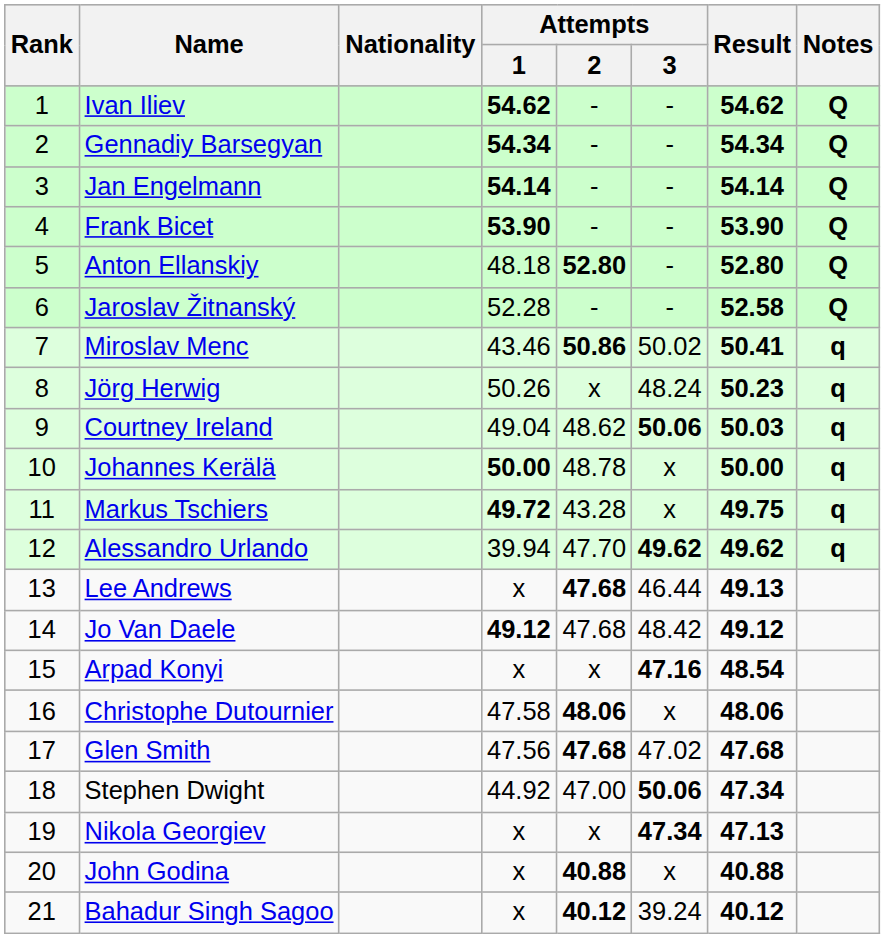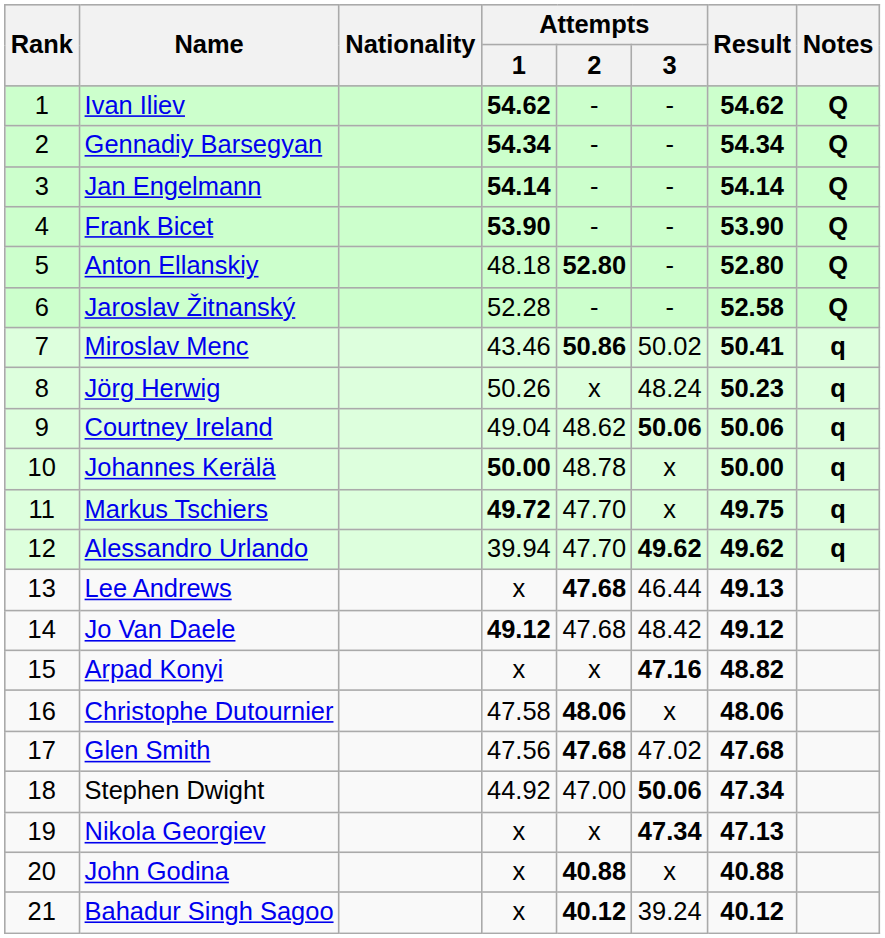(752, 428) 50.03 -> (752, 428) 50.06
(594, 508) 43.28 -> (594, 508) 47.70
(752, 670) 48.54 -> (752, 670) 48.82
